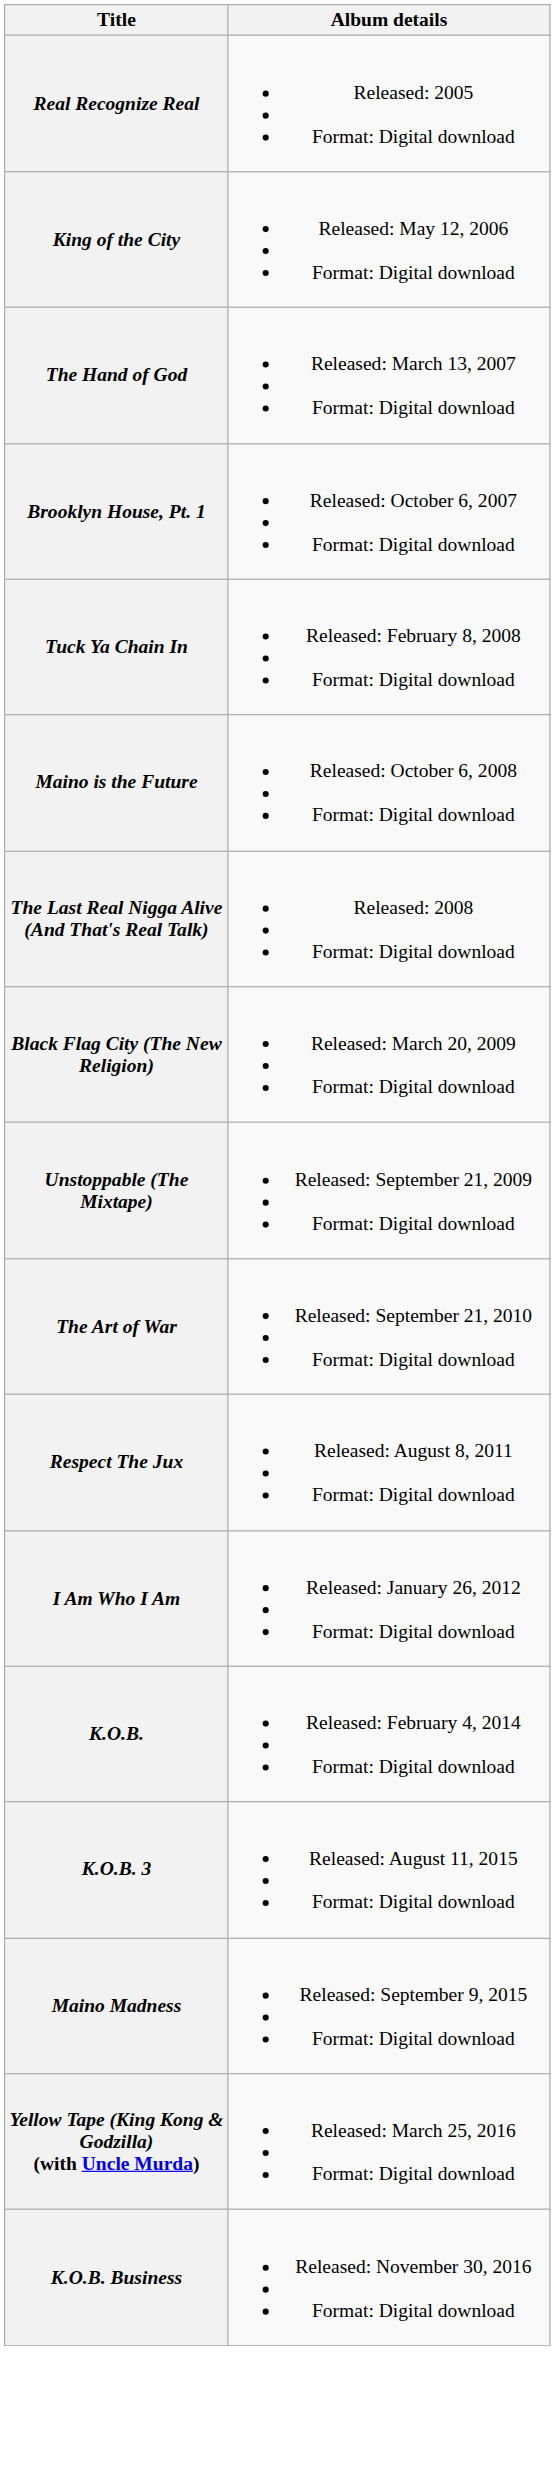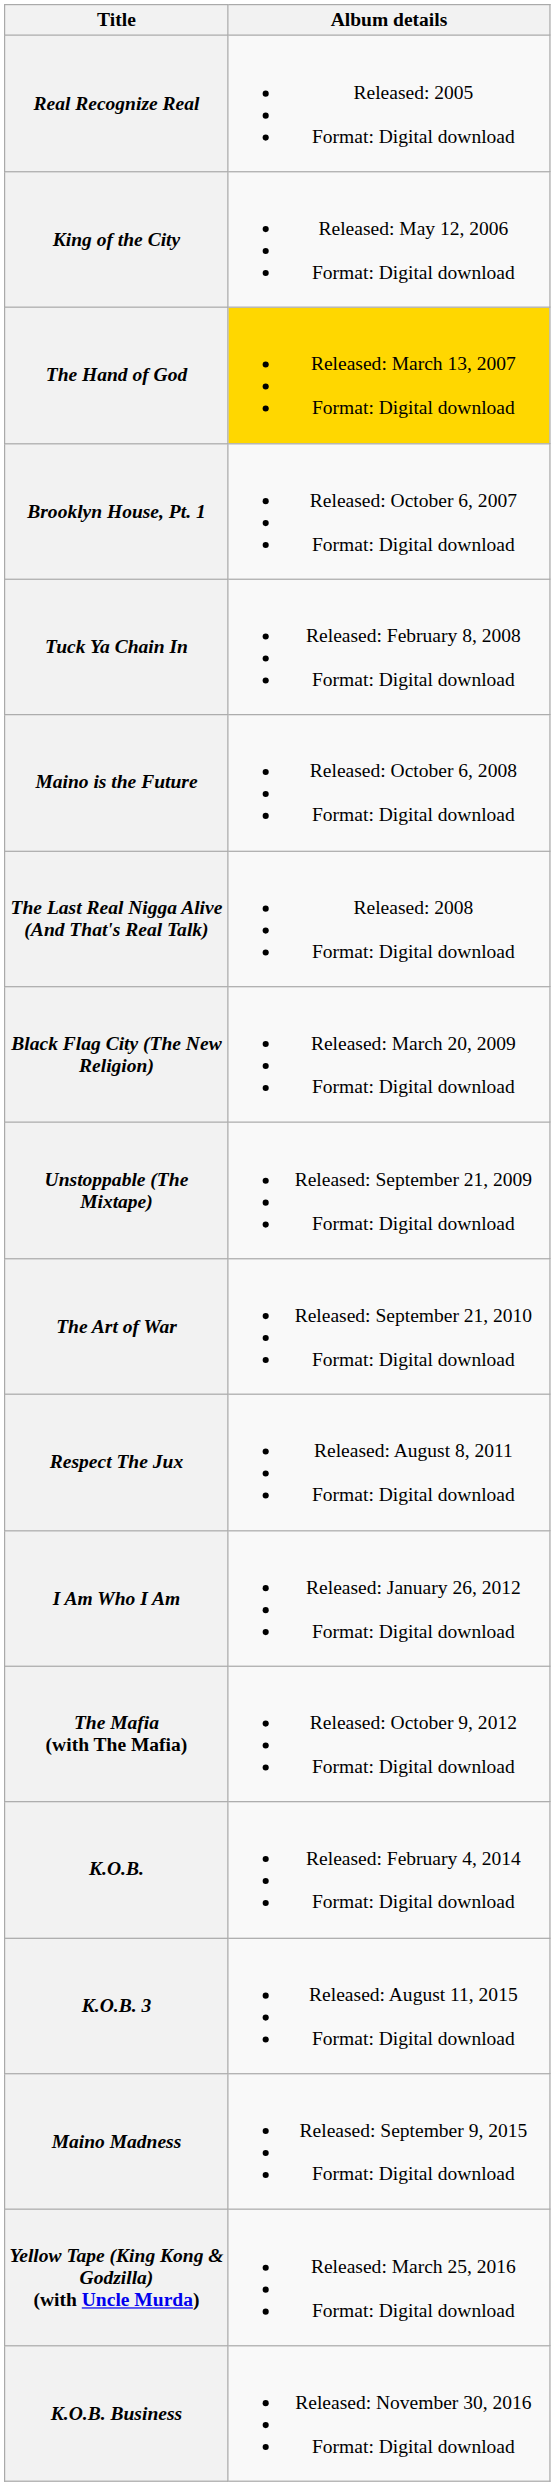(389, 386) no background -> (389, 386) gold background
+ row: (116, 1733)
